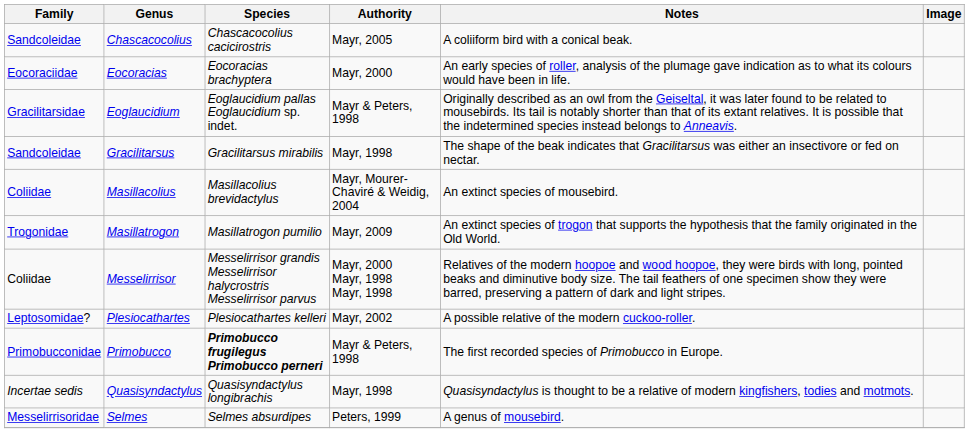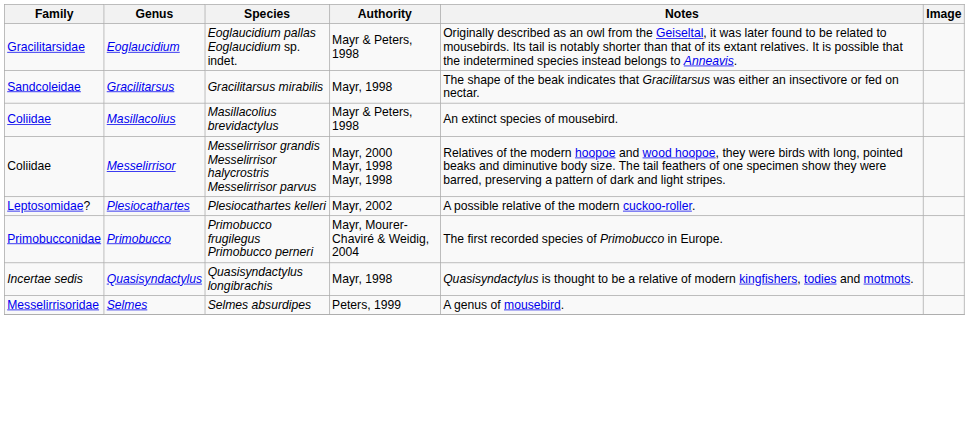- row: (149, 40)
- row: (137, 73)
(381, 192) Mayr, Mourer-Chaviré & Weidig, 2004 -> (372, 119) Mayr & Peters, 1998
- row: (143, 232)
(265, 351) bold -> (260, 239) normal
(372, 351) Mayr & Peters, 1998 -> (381, 239) Mayr, Mourer-Chaviré & Weidig, 2004
